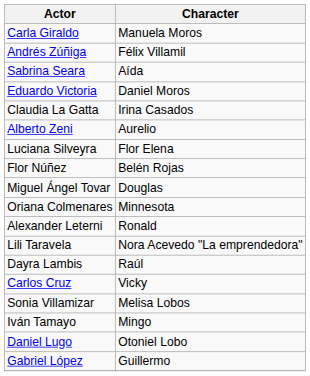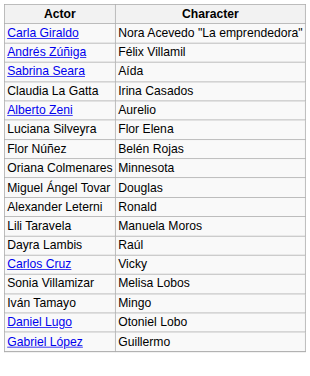(160, 33) Manuela Moros -> (210, 33) Nora Acevedo "La emprendedora"
- row: (52, 91)
rows swapped: (60, 206) <-> (59, 187)
(210, 245) Nora Acevedo "La emprendedora" -> (160, 226) Manuela Moros
